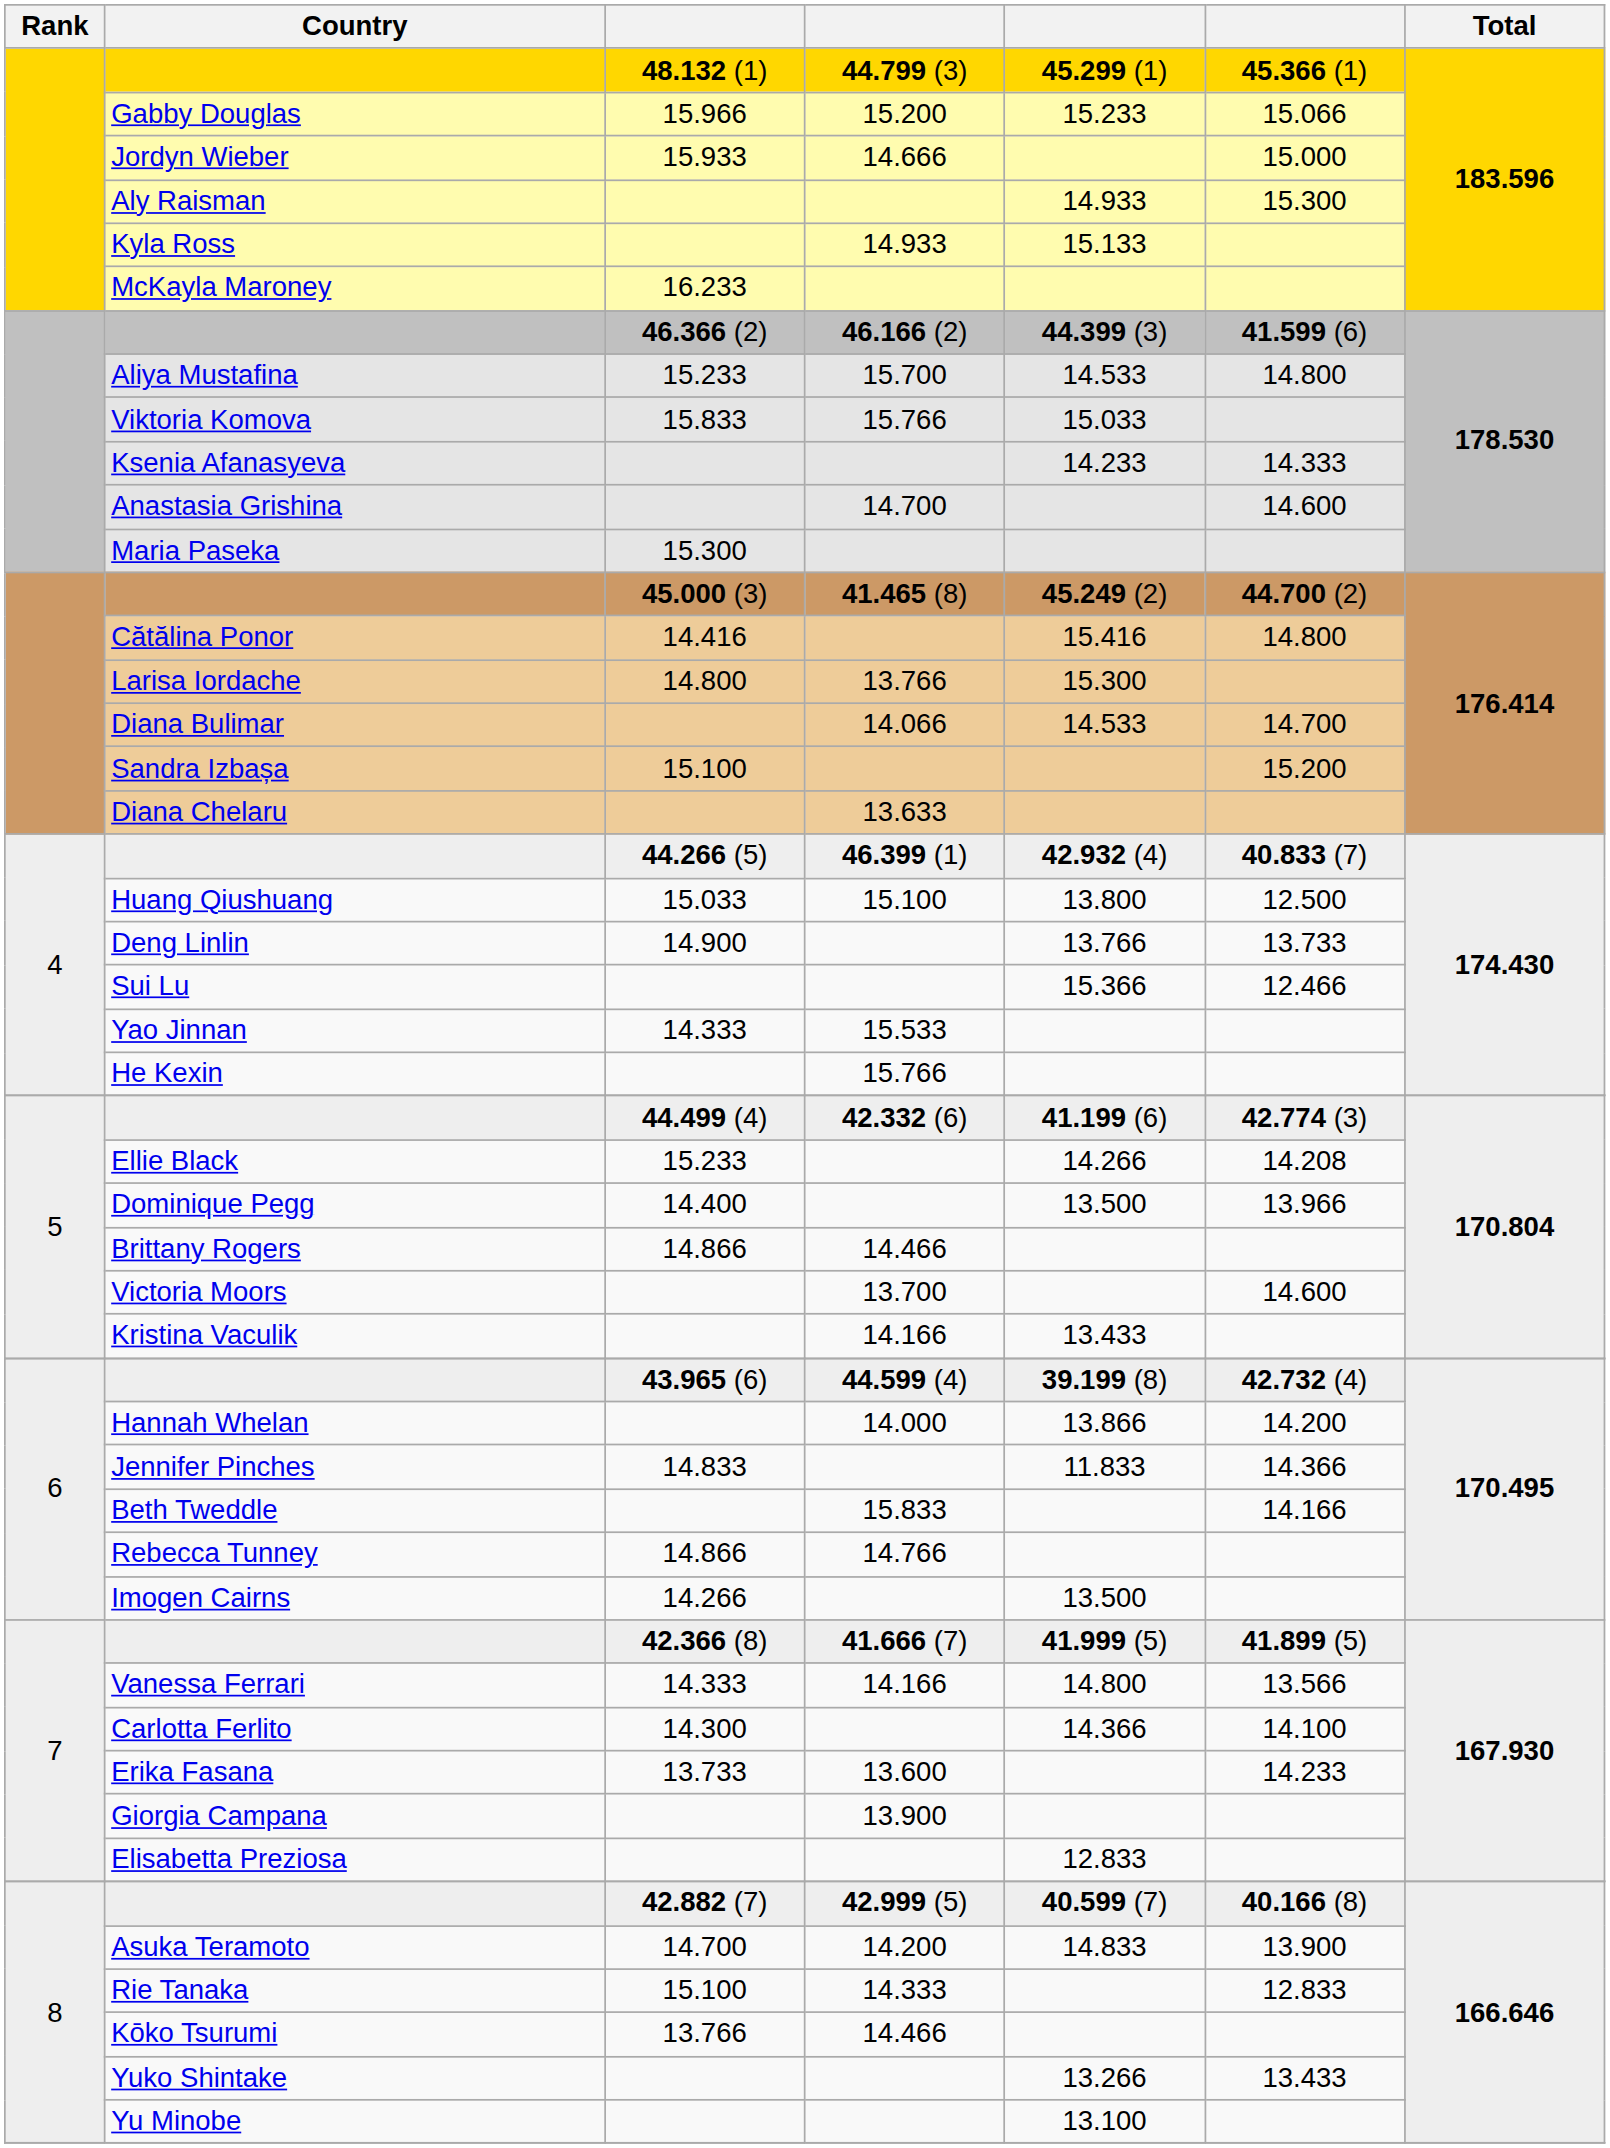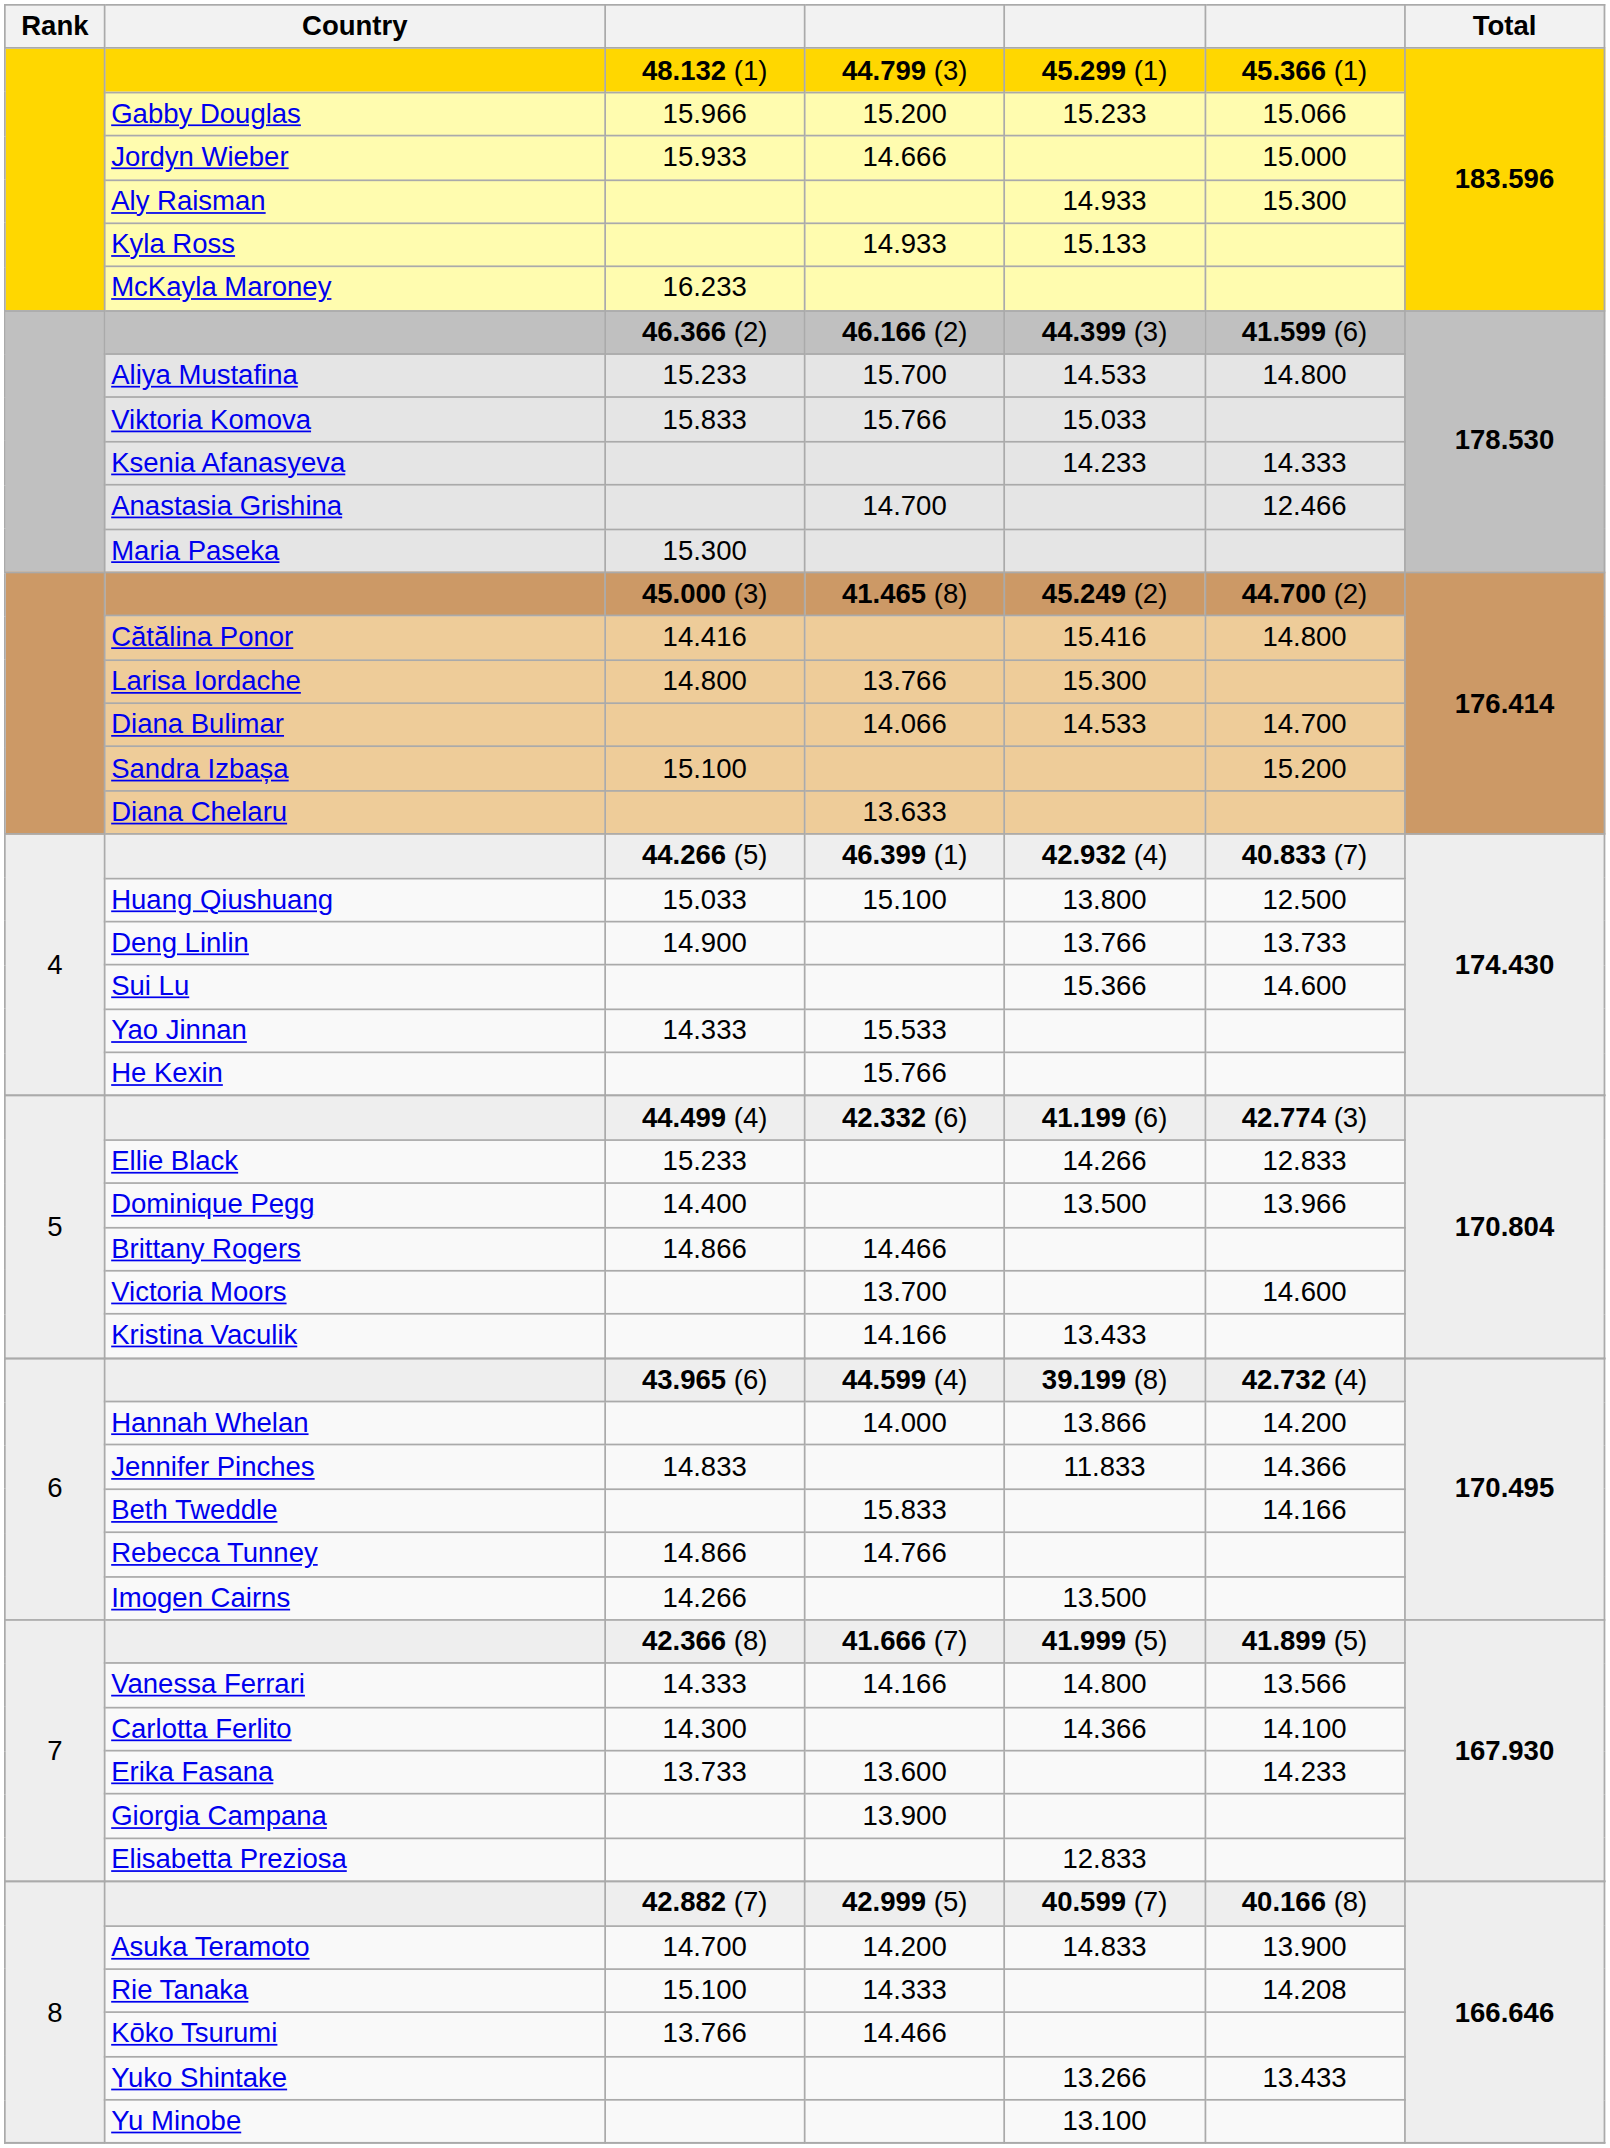(1305, 506) 14.600 -> (1305, 506) 12.466
(1305, 986) 12.466 -> (1305, 986) 14.600
(1305, 1161) 14.208 -> (1305, 1161) 12.833
(1305, 1990) 12.833 -> (1305, 1990) 14.208
